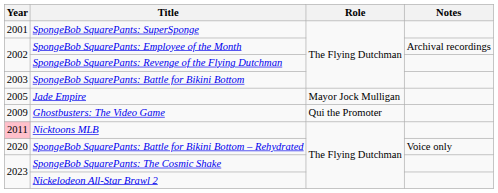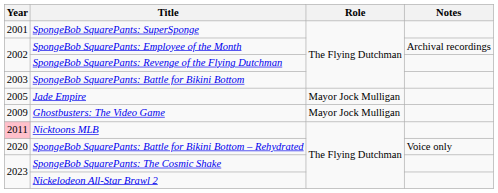(345, 113) Qui the Promoter -> (354, 113) Mayor Jock Mulligan
